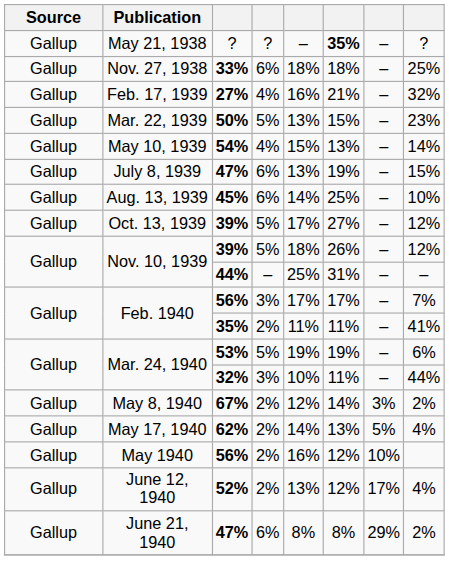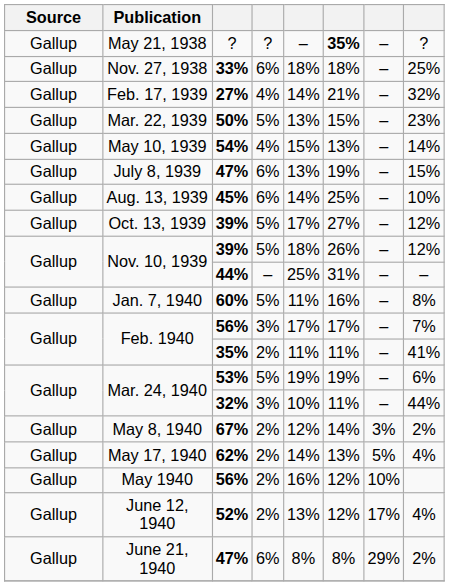(303, 95) 16% -> (303, 95) 14%
+ row: (157, 301)
